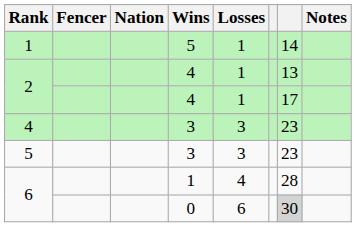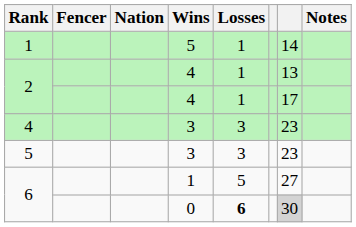(241, 180) 4 -> (241, 180) 5
(290, 180) 28 -> (290, 180) 27
(241, 208) normal -> (241, 208) bold
